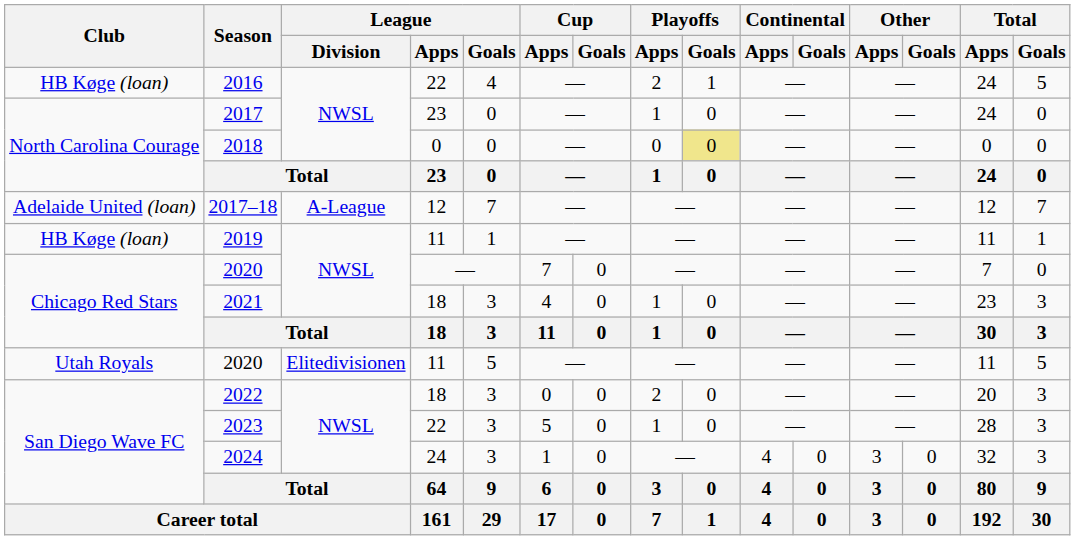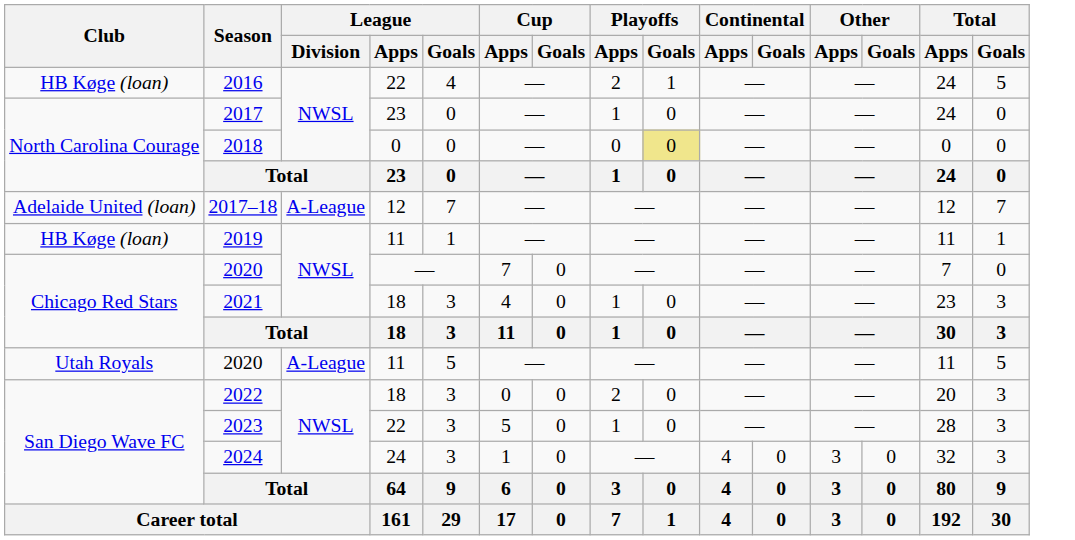(346, 363) Elitedivisionen -> (326, 363) A-League
